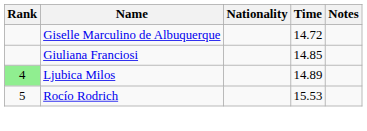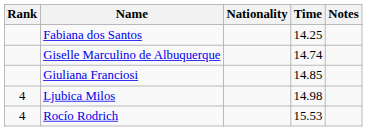+ row: (93, 34)
(308, 34) 14.72 -> (308, 55) 14.74
(22, 75) lightgreen background -> (22, 95) no background
(308, 75) 14.89 -> (308, 95) 14.98
(22, 95) 5 -> (22, 116) 4
